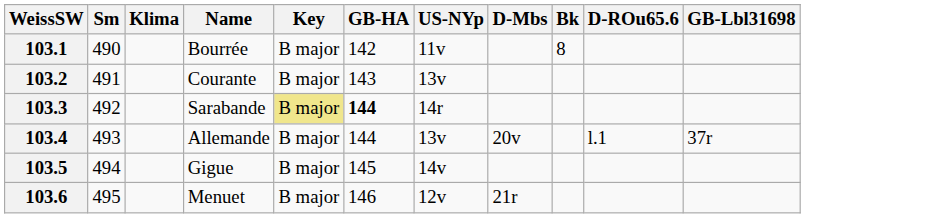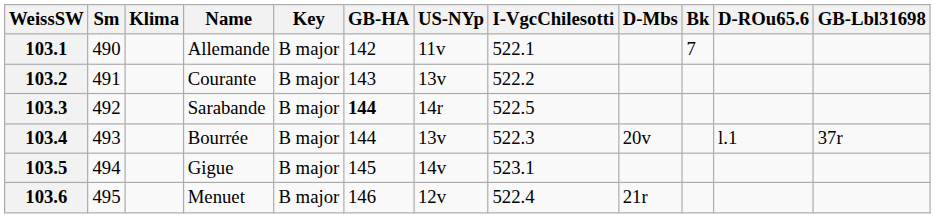+ column: (553, 19)
(218, 49) Bourrée -> (229, 49) Allemande
(561, 49) 8 -> (691, 49) 7
(309, 108) khaki background -> (309, 108) no background
(229, 138) Allemande -> (218, 138) Bourrée
